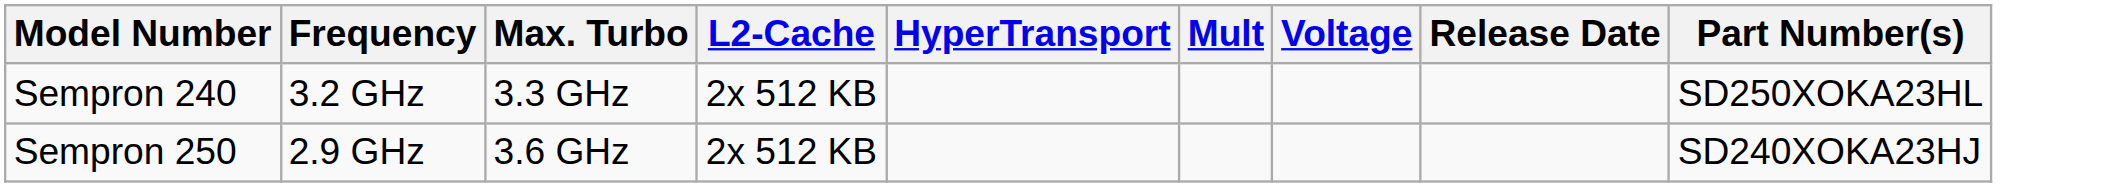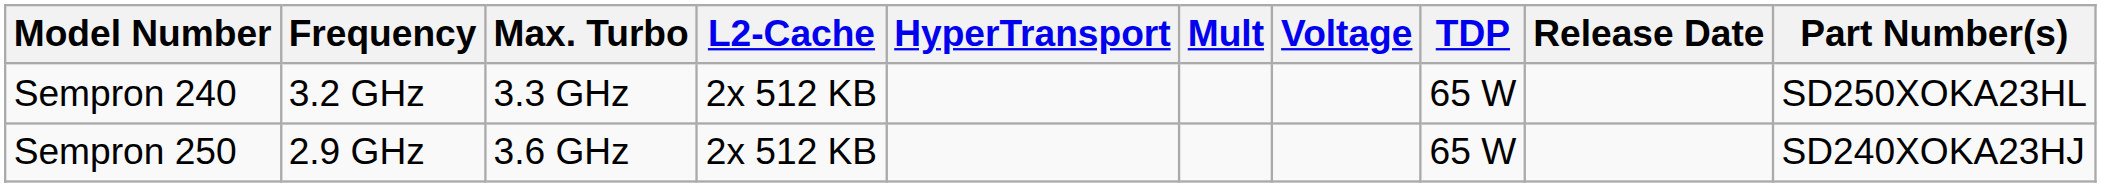+ column: (1473, 33)
